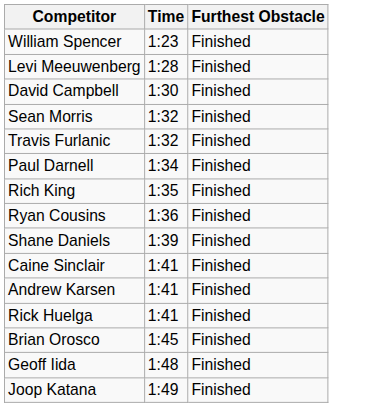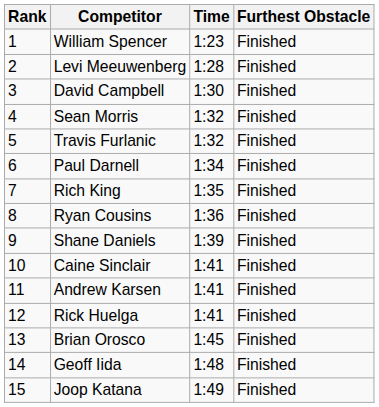+ column: (27, 16)
